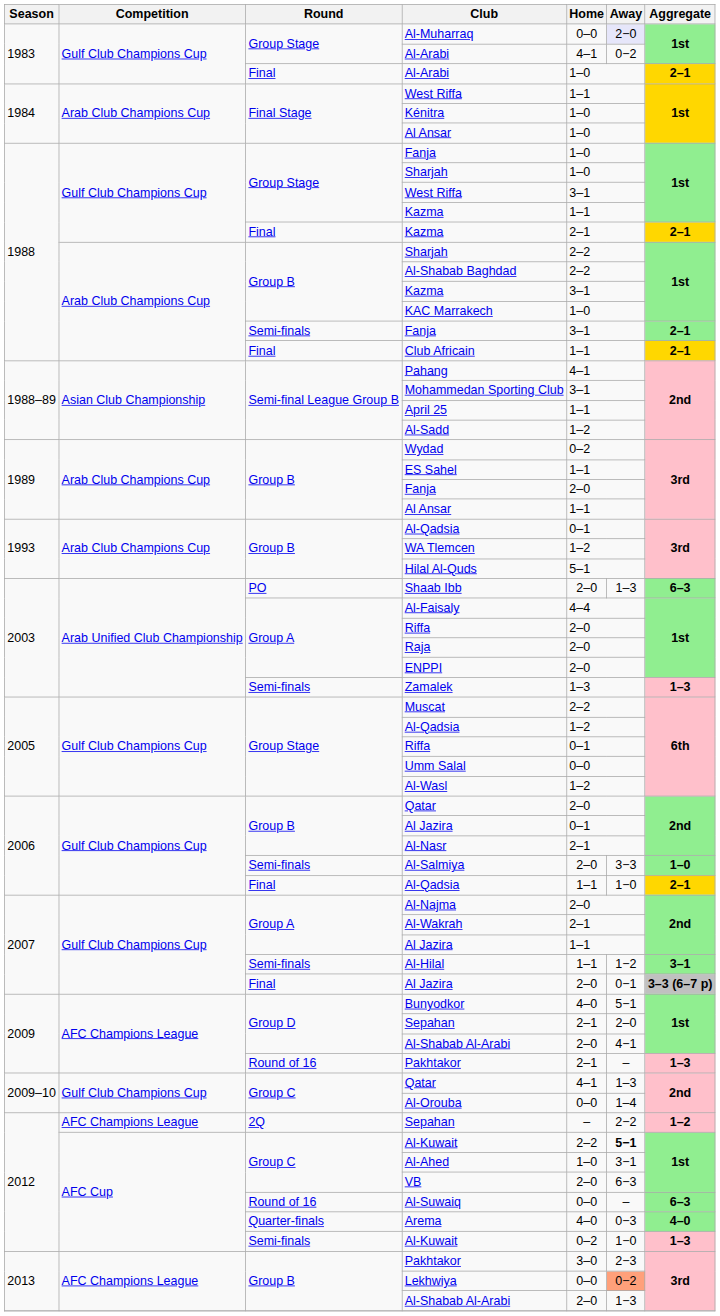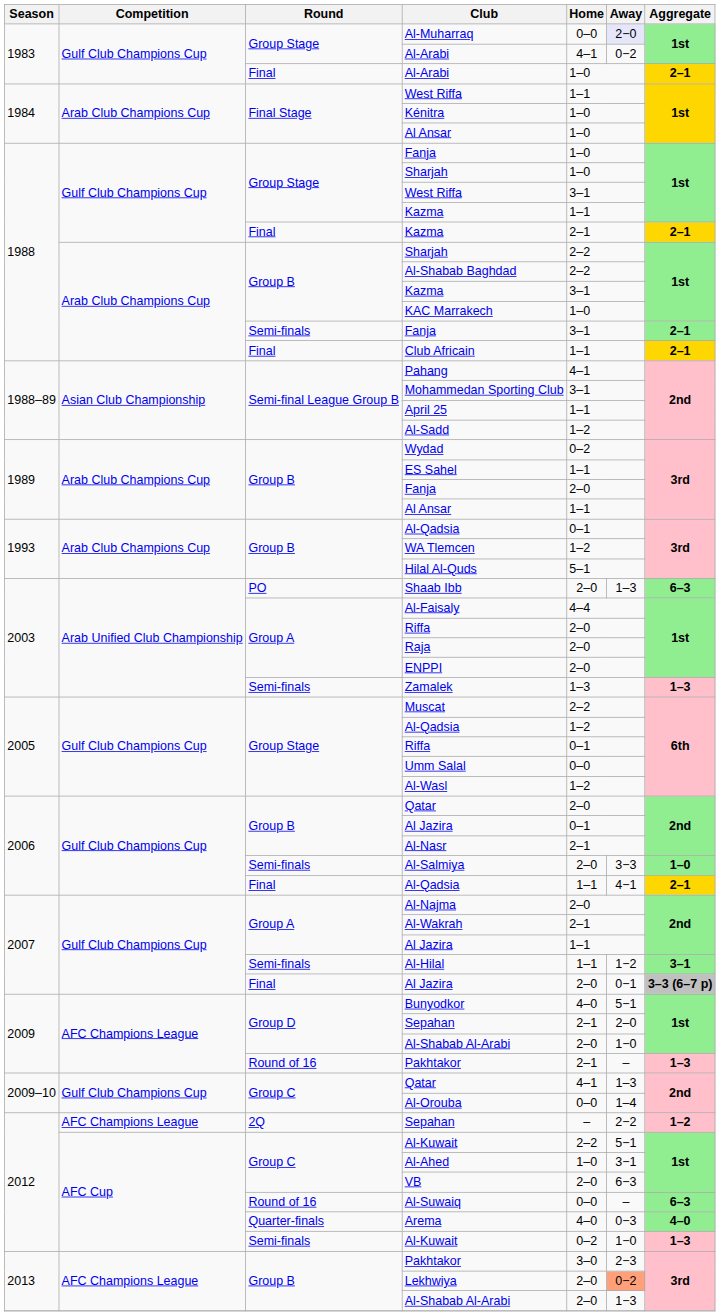(626, 885) 1−0 -> (626, 885) 4−1
(626, 1043) 4−1 -> (626, 1043) 1−0
(626, 1142) bold -> (626, 1142) normal
(587, 1281) 0–0 -> (587, 1281) 2–0
